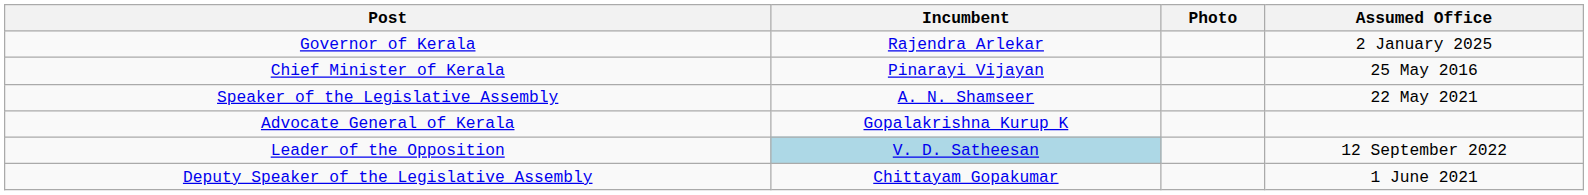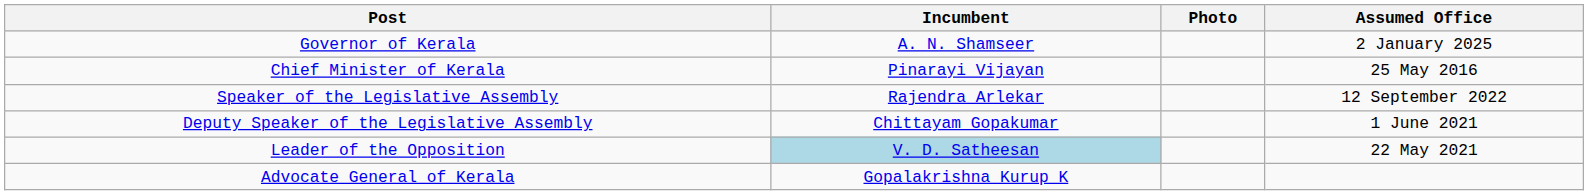(966, 44) Rajendra Arlekar -> (966, 44) A. N. Shamseer
(966, 97) A. N. Shamseer -> (966, 97) Rajendra Arlekar
(1424, 97) 22 May 2021 -> (1424, 97) 12 September 2022
rows swapped: (388, 177) <-> (388, 124)
(1424, 150) 12 September 2022 -> (1424, 150) 22 May 2021
